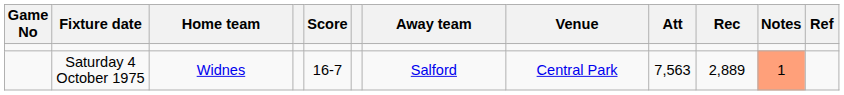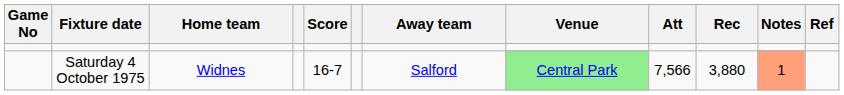(577, 70) no background -> (577, 70) lightgreen background
(673, 70) 7,563 -> (673, 70) 7,566
(727, 70) 2,889 -> (727, 70) 3,880
